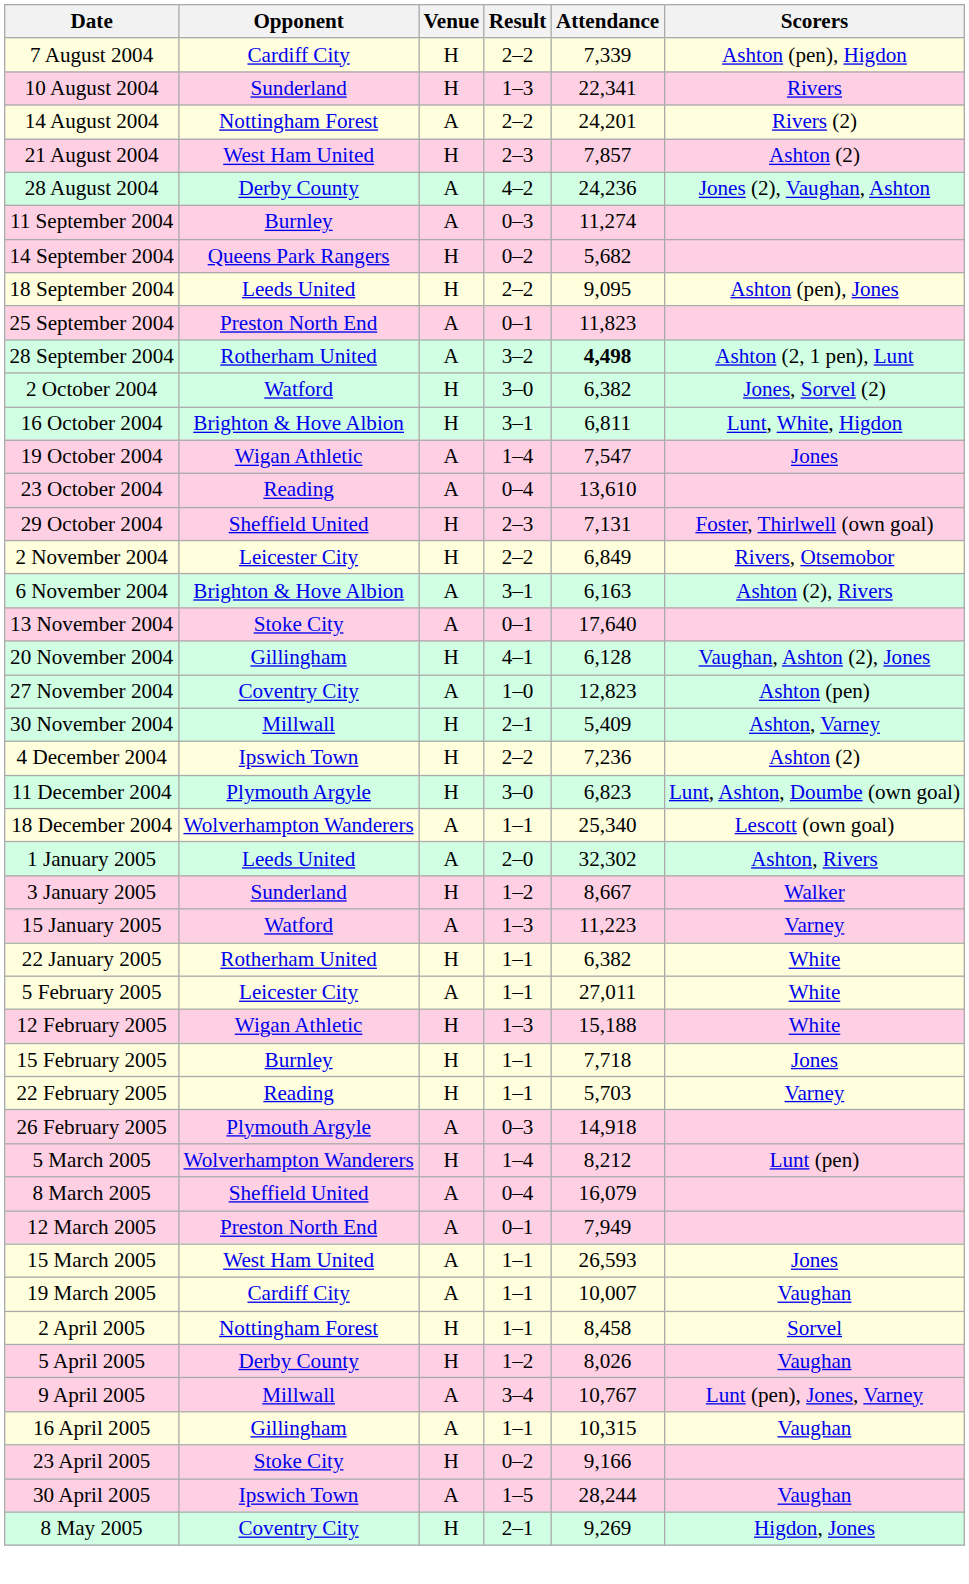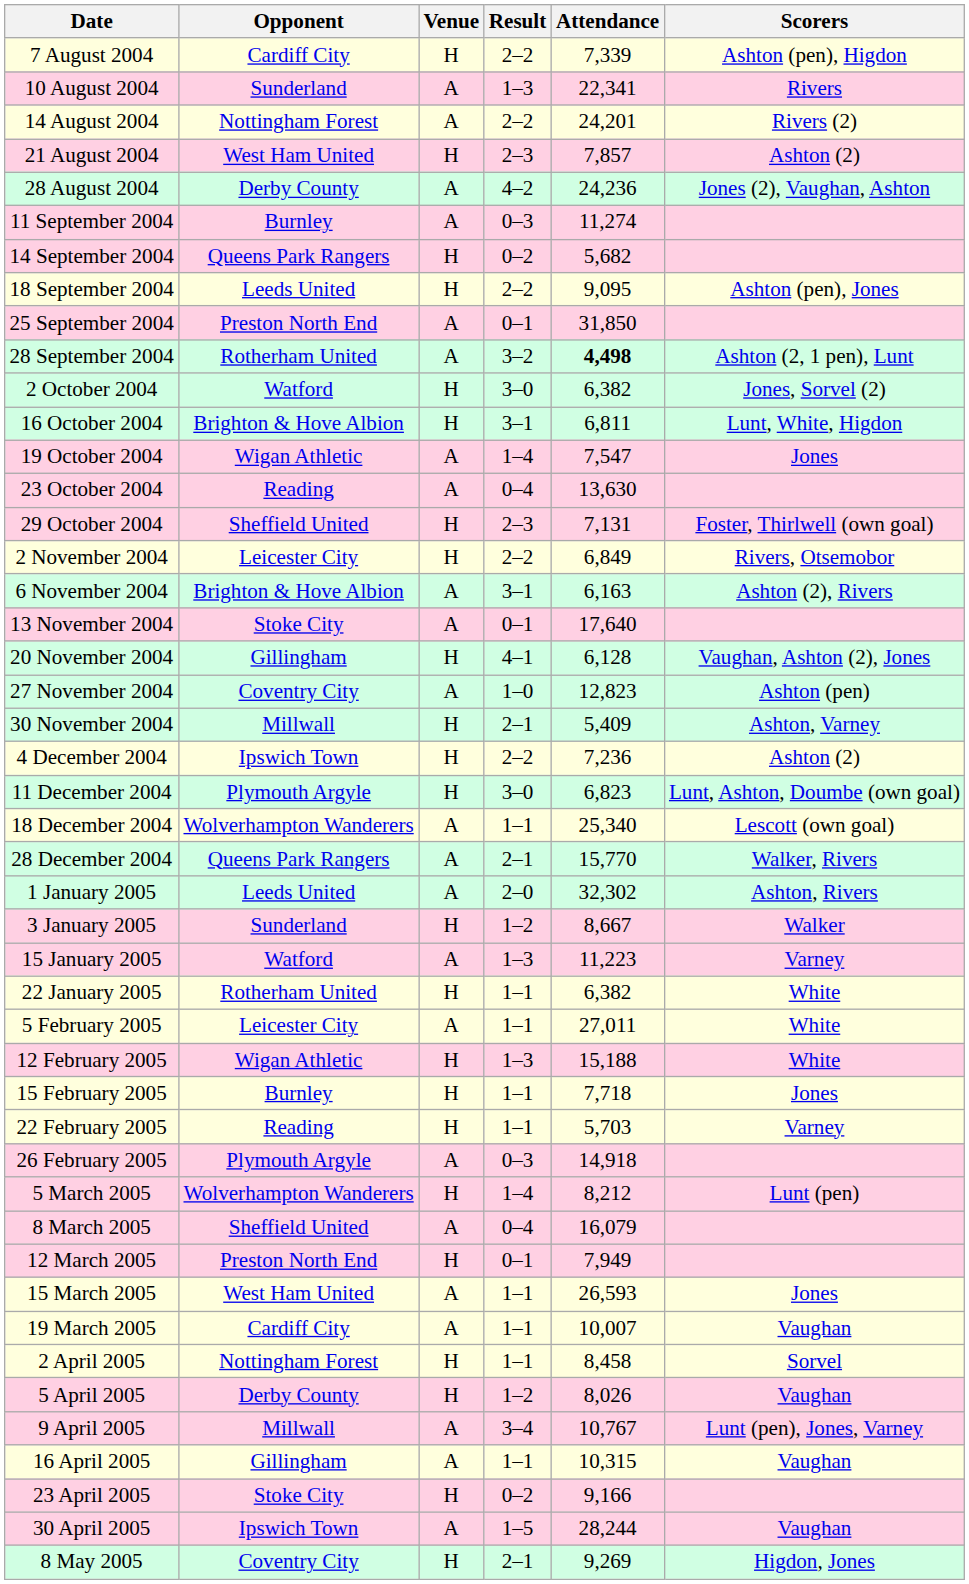(451, 88) H -> (451, 88) A
(608, 322) 11,823 -> (608, 322) 31,850
(608, 490) 13,610 -> (608, 490) 13,630
+ row: (92, 858)
(451, 1227) A -> (451, 1260) H
